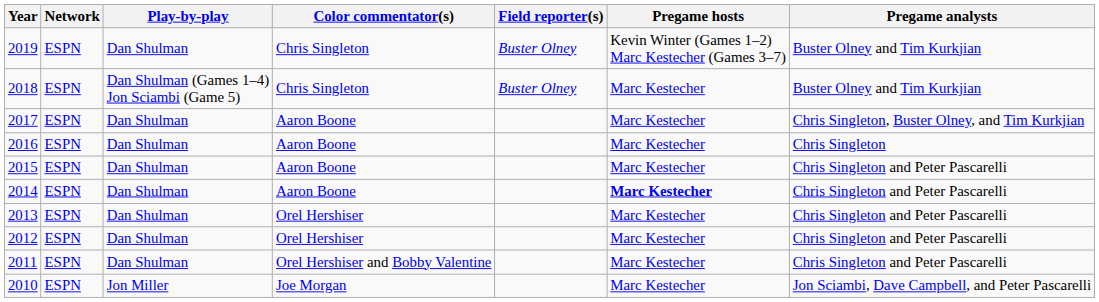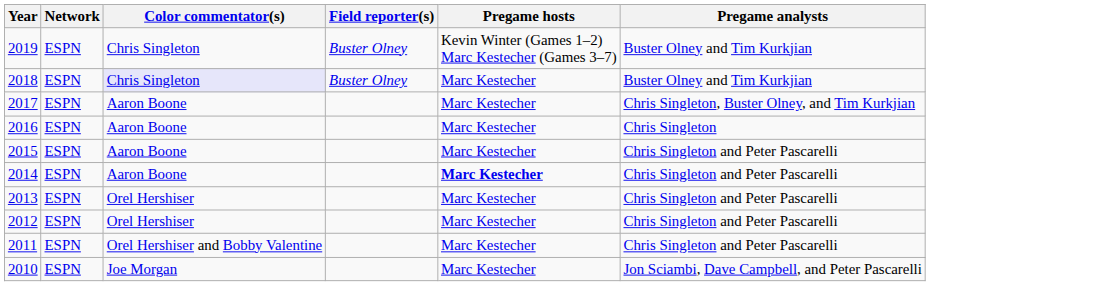- column: (188, 16)
(323, 88) no background -> (153, 80) lavender background
